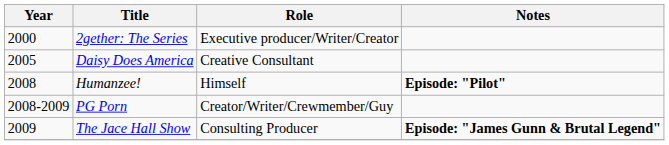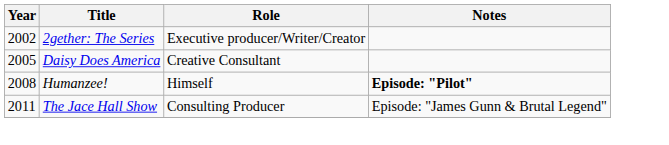(22, 38) 2000 -> (22, 38) 2002
- row: (102, 106)
(22, 128) 2009 -> (22, 106) 2011
(533, 128) bold -> (489, 106) normal
